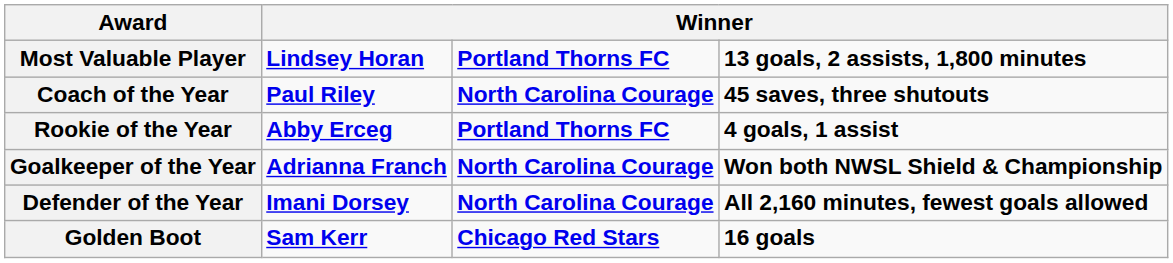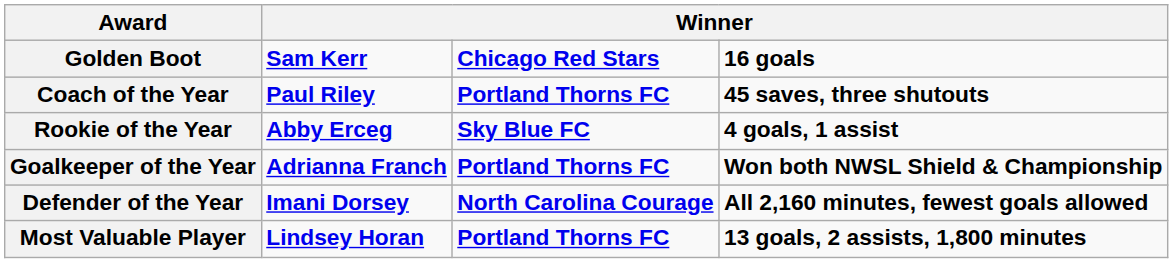rows swapped: (133, 238) <-> (133, 58)
(585, 94) North Carolina Courage -> (563, 94) Portland Thorns FC
(563, 130) Portland Thorns FC -> (524, 130) Sky Blue FC
(585, 166) North Carolina Courage -> (563, 166) Portland Thorns FC
